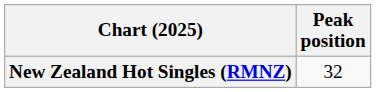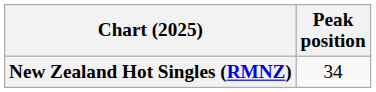(333, 71) 32 -> (333, 71) 34
